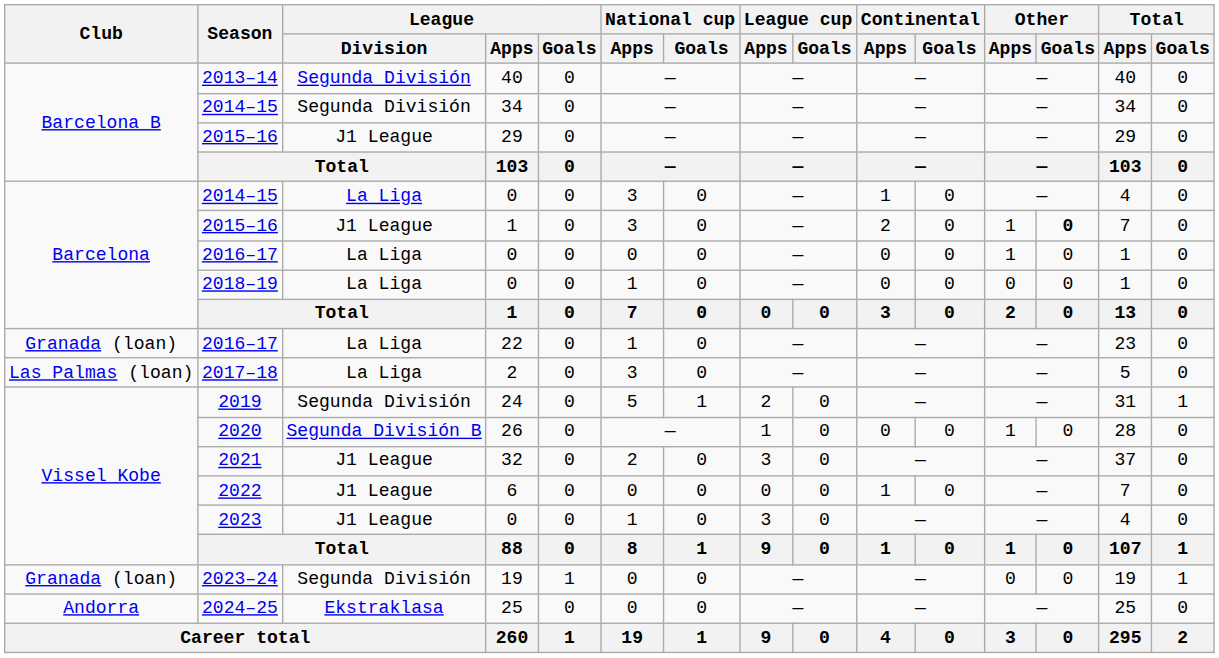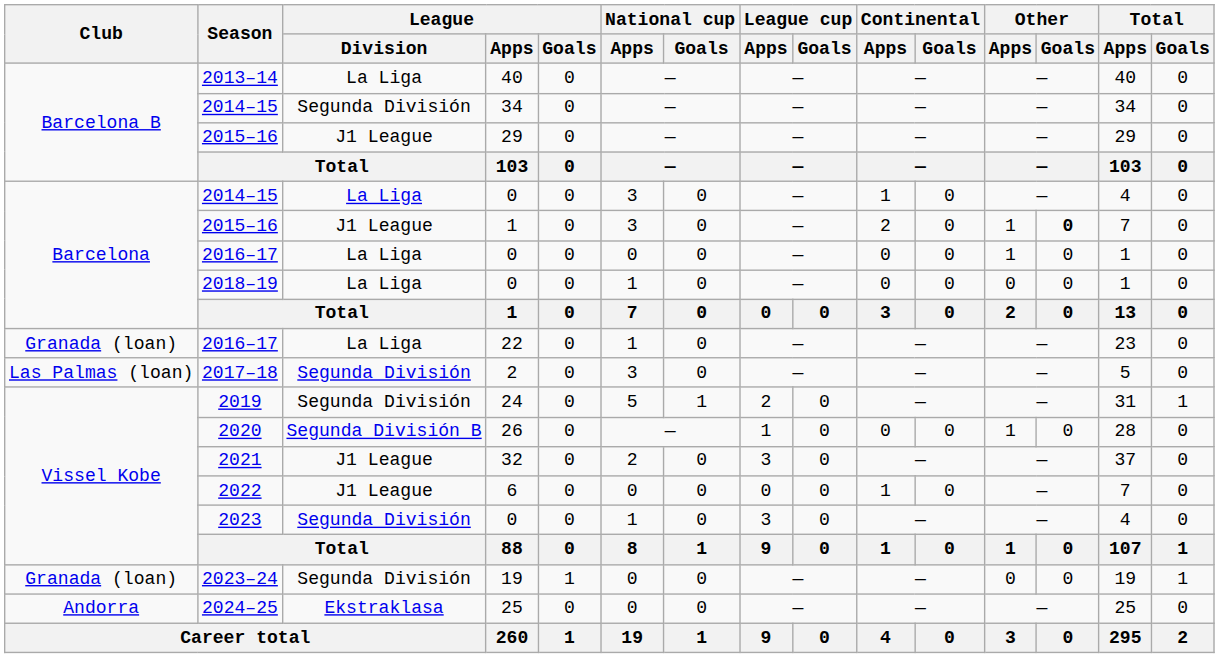(384, 78) Segunda División -> (384, 78) La Liga
(384, 373) La Liga -> (384, 373) Segunda División
(384, 520) J1 League -> (384, 520) Segunda División
